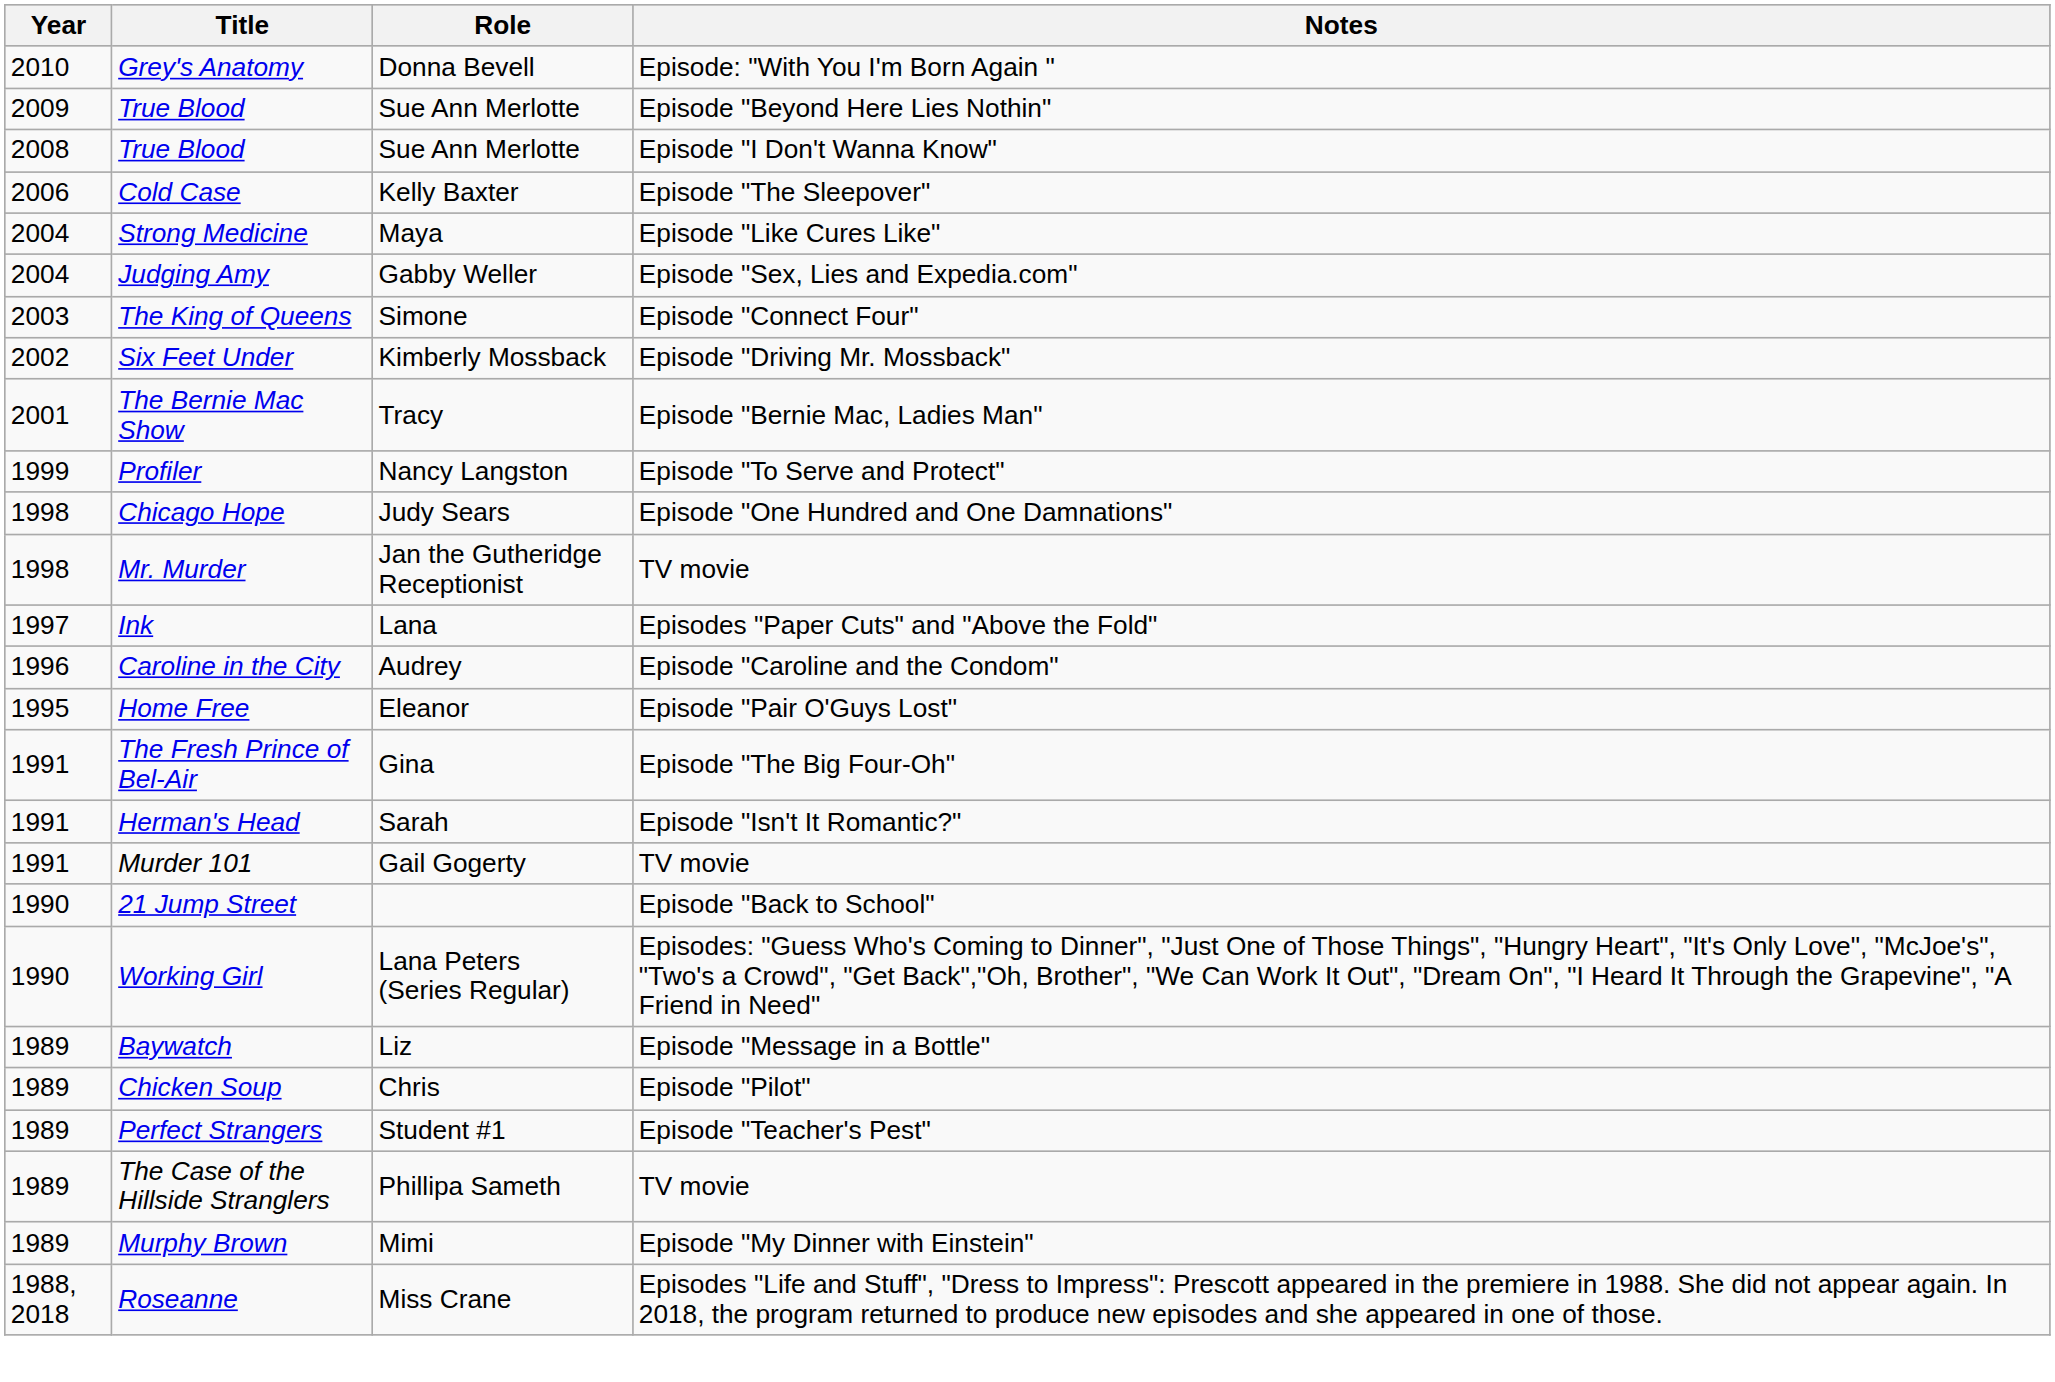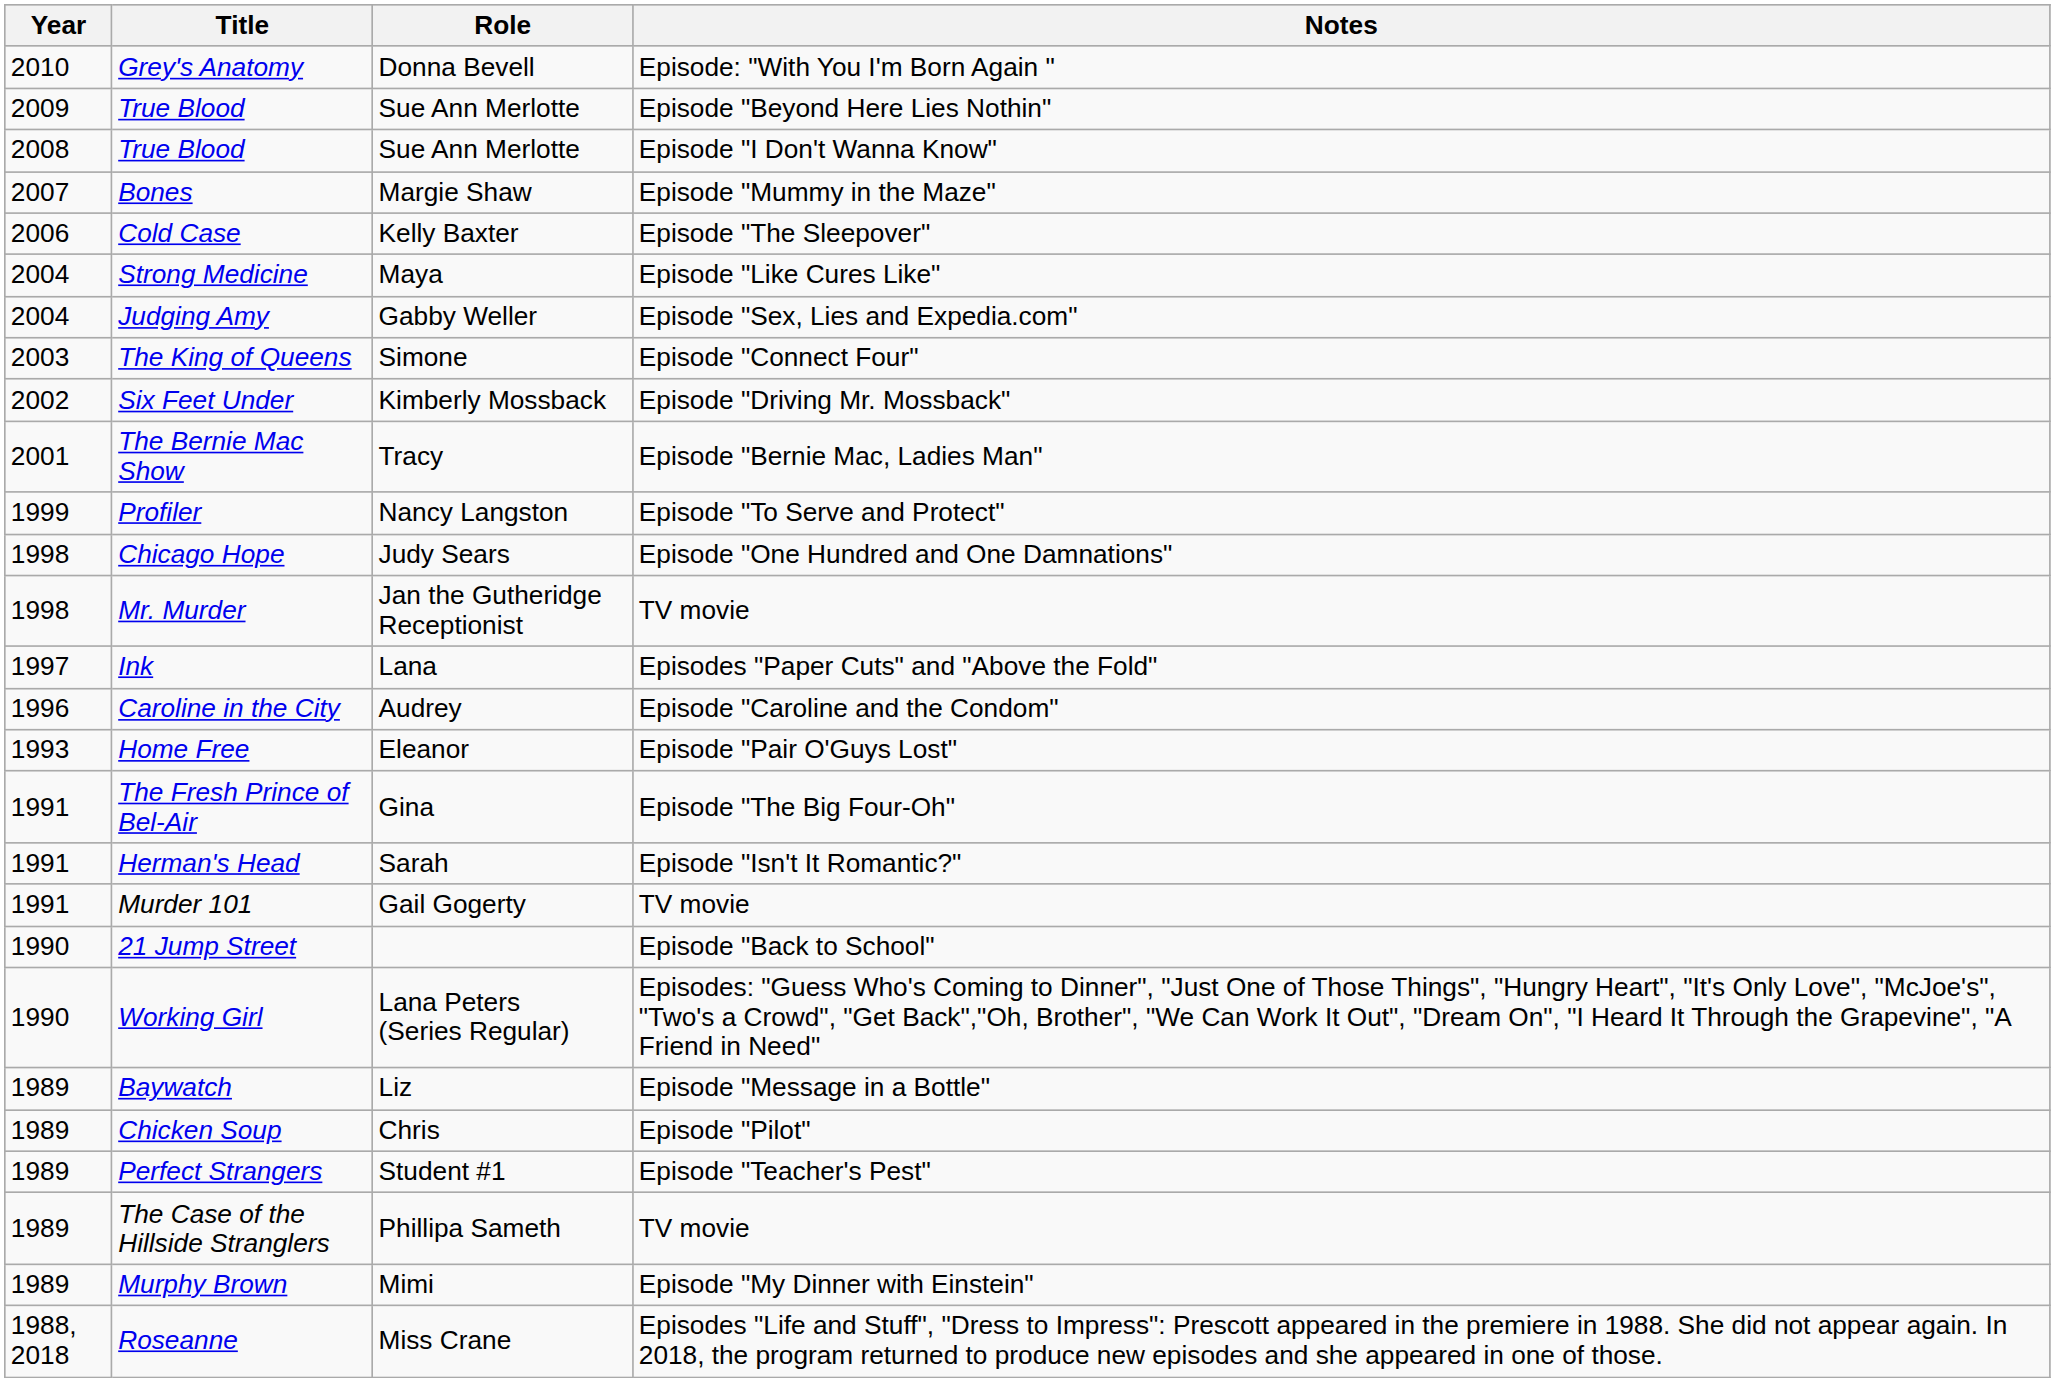+ row: (155, 191)
(40, 708) 1995 -> (40, 750) 1993
